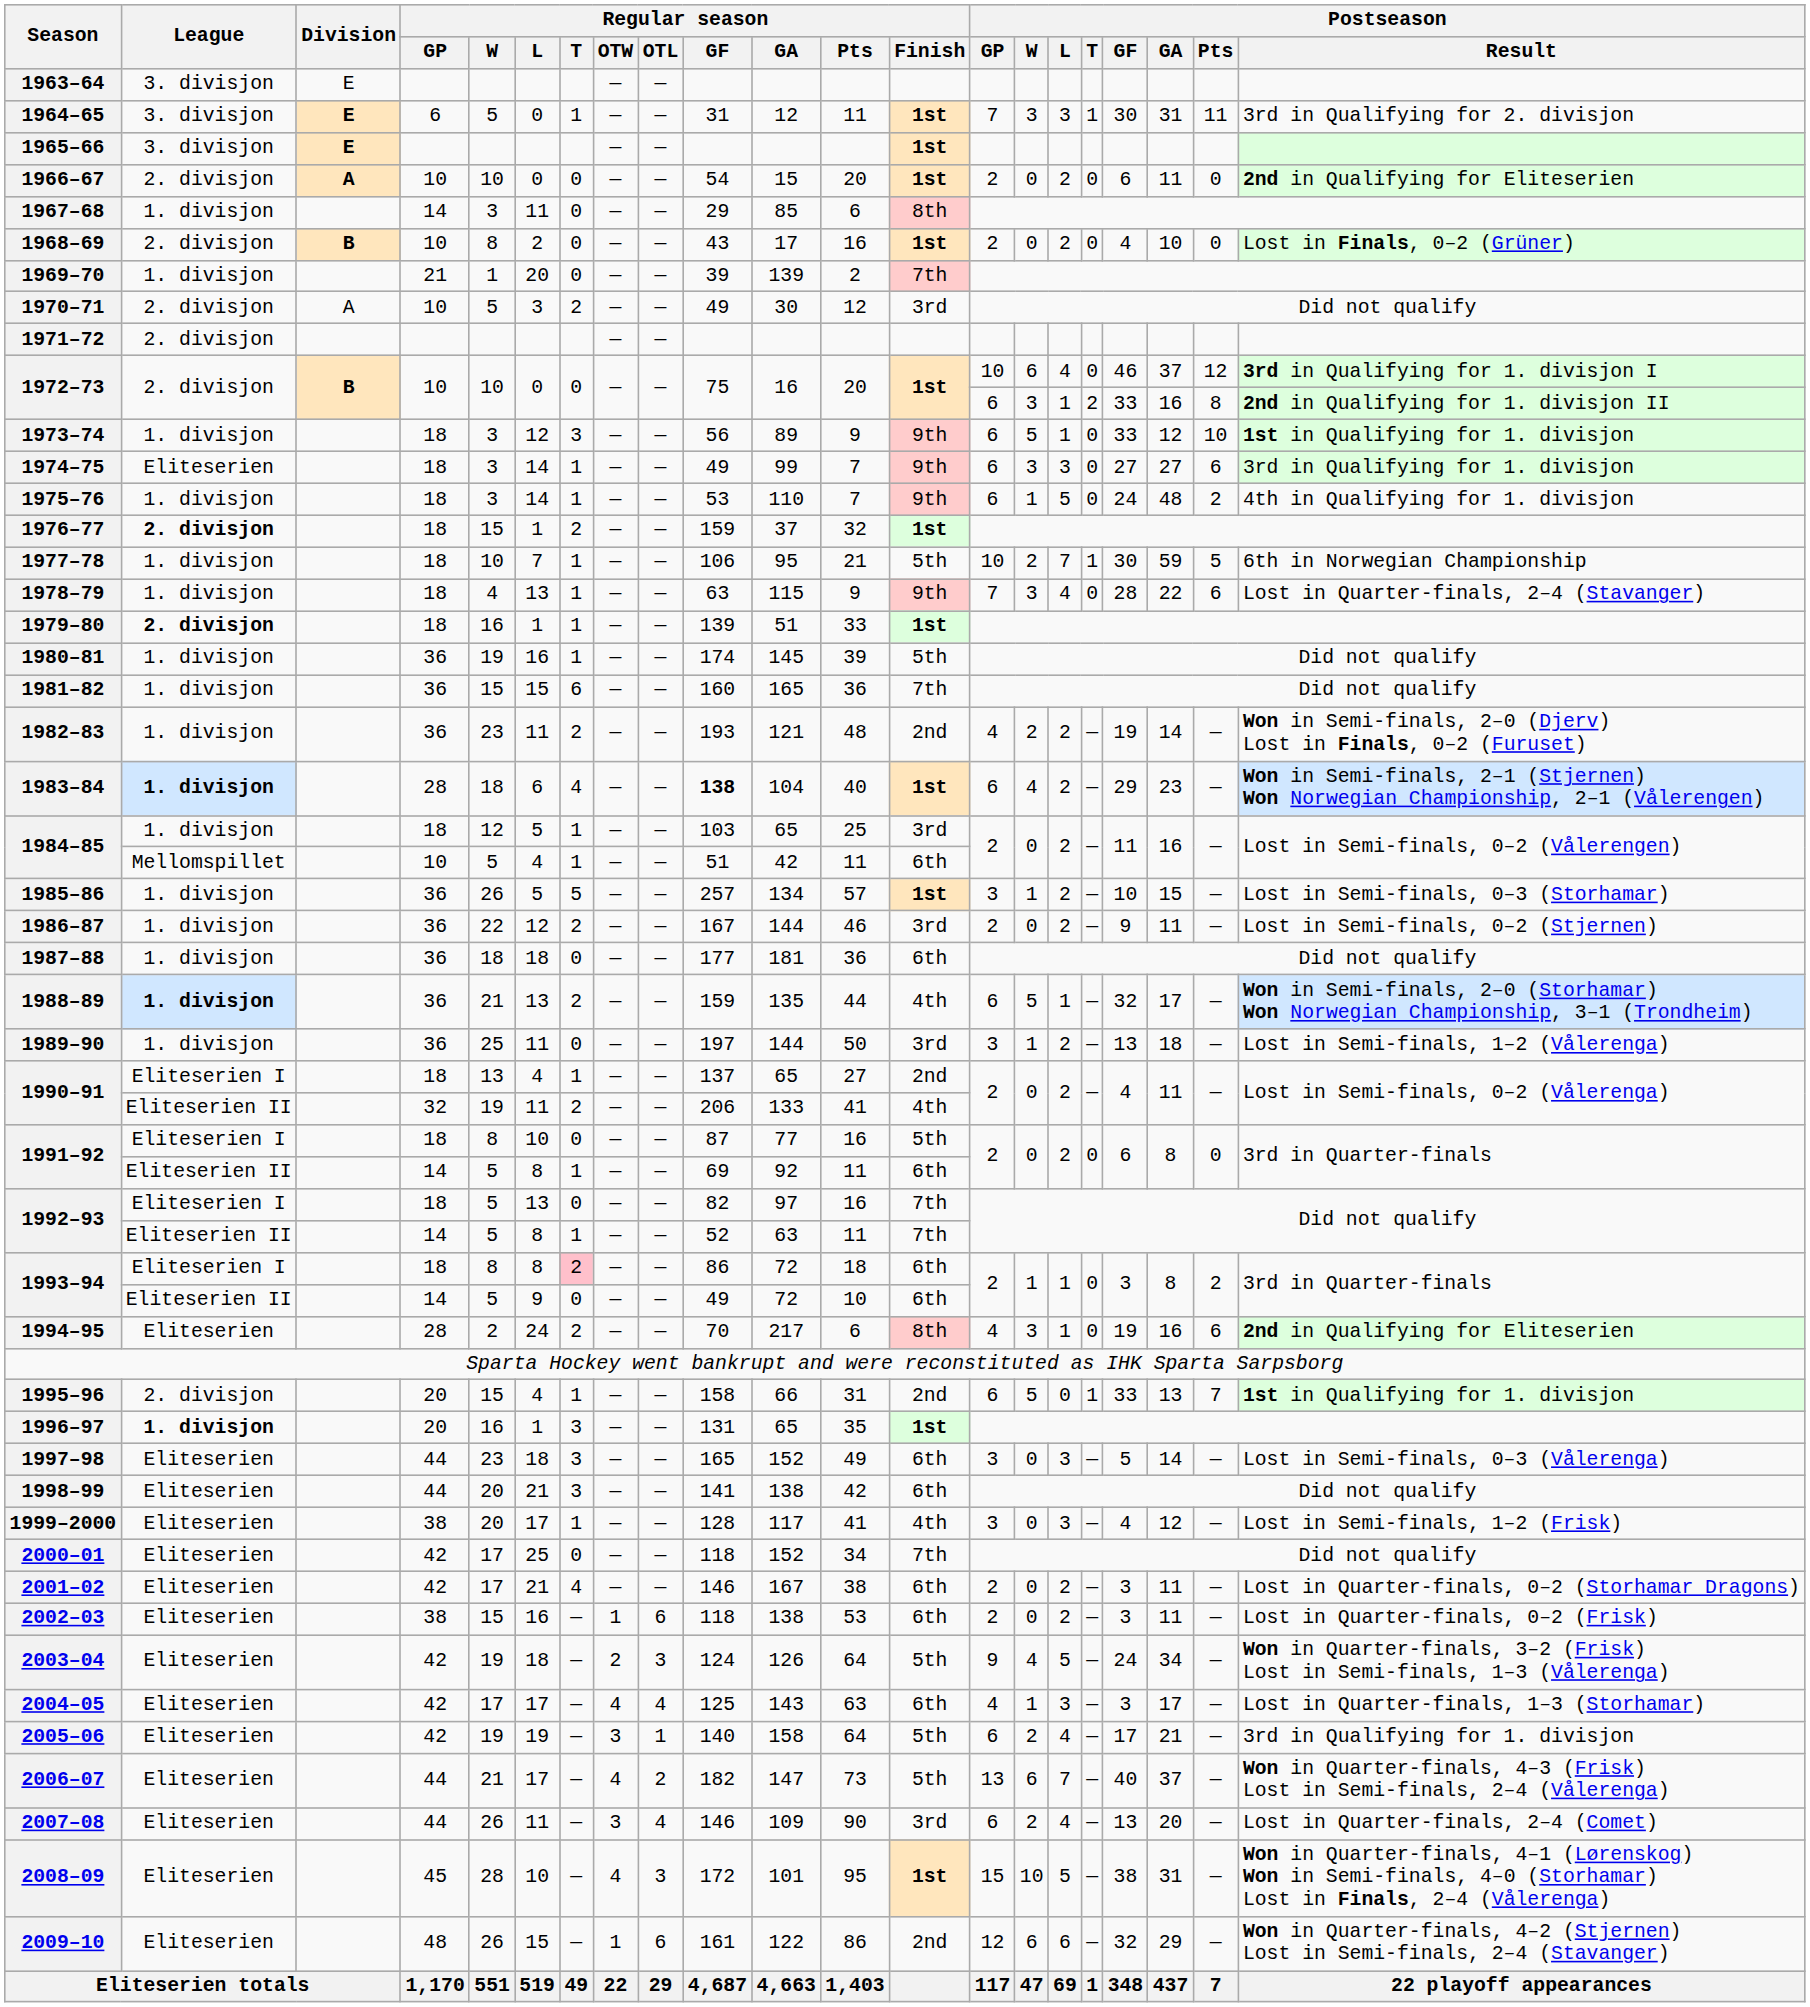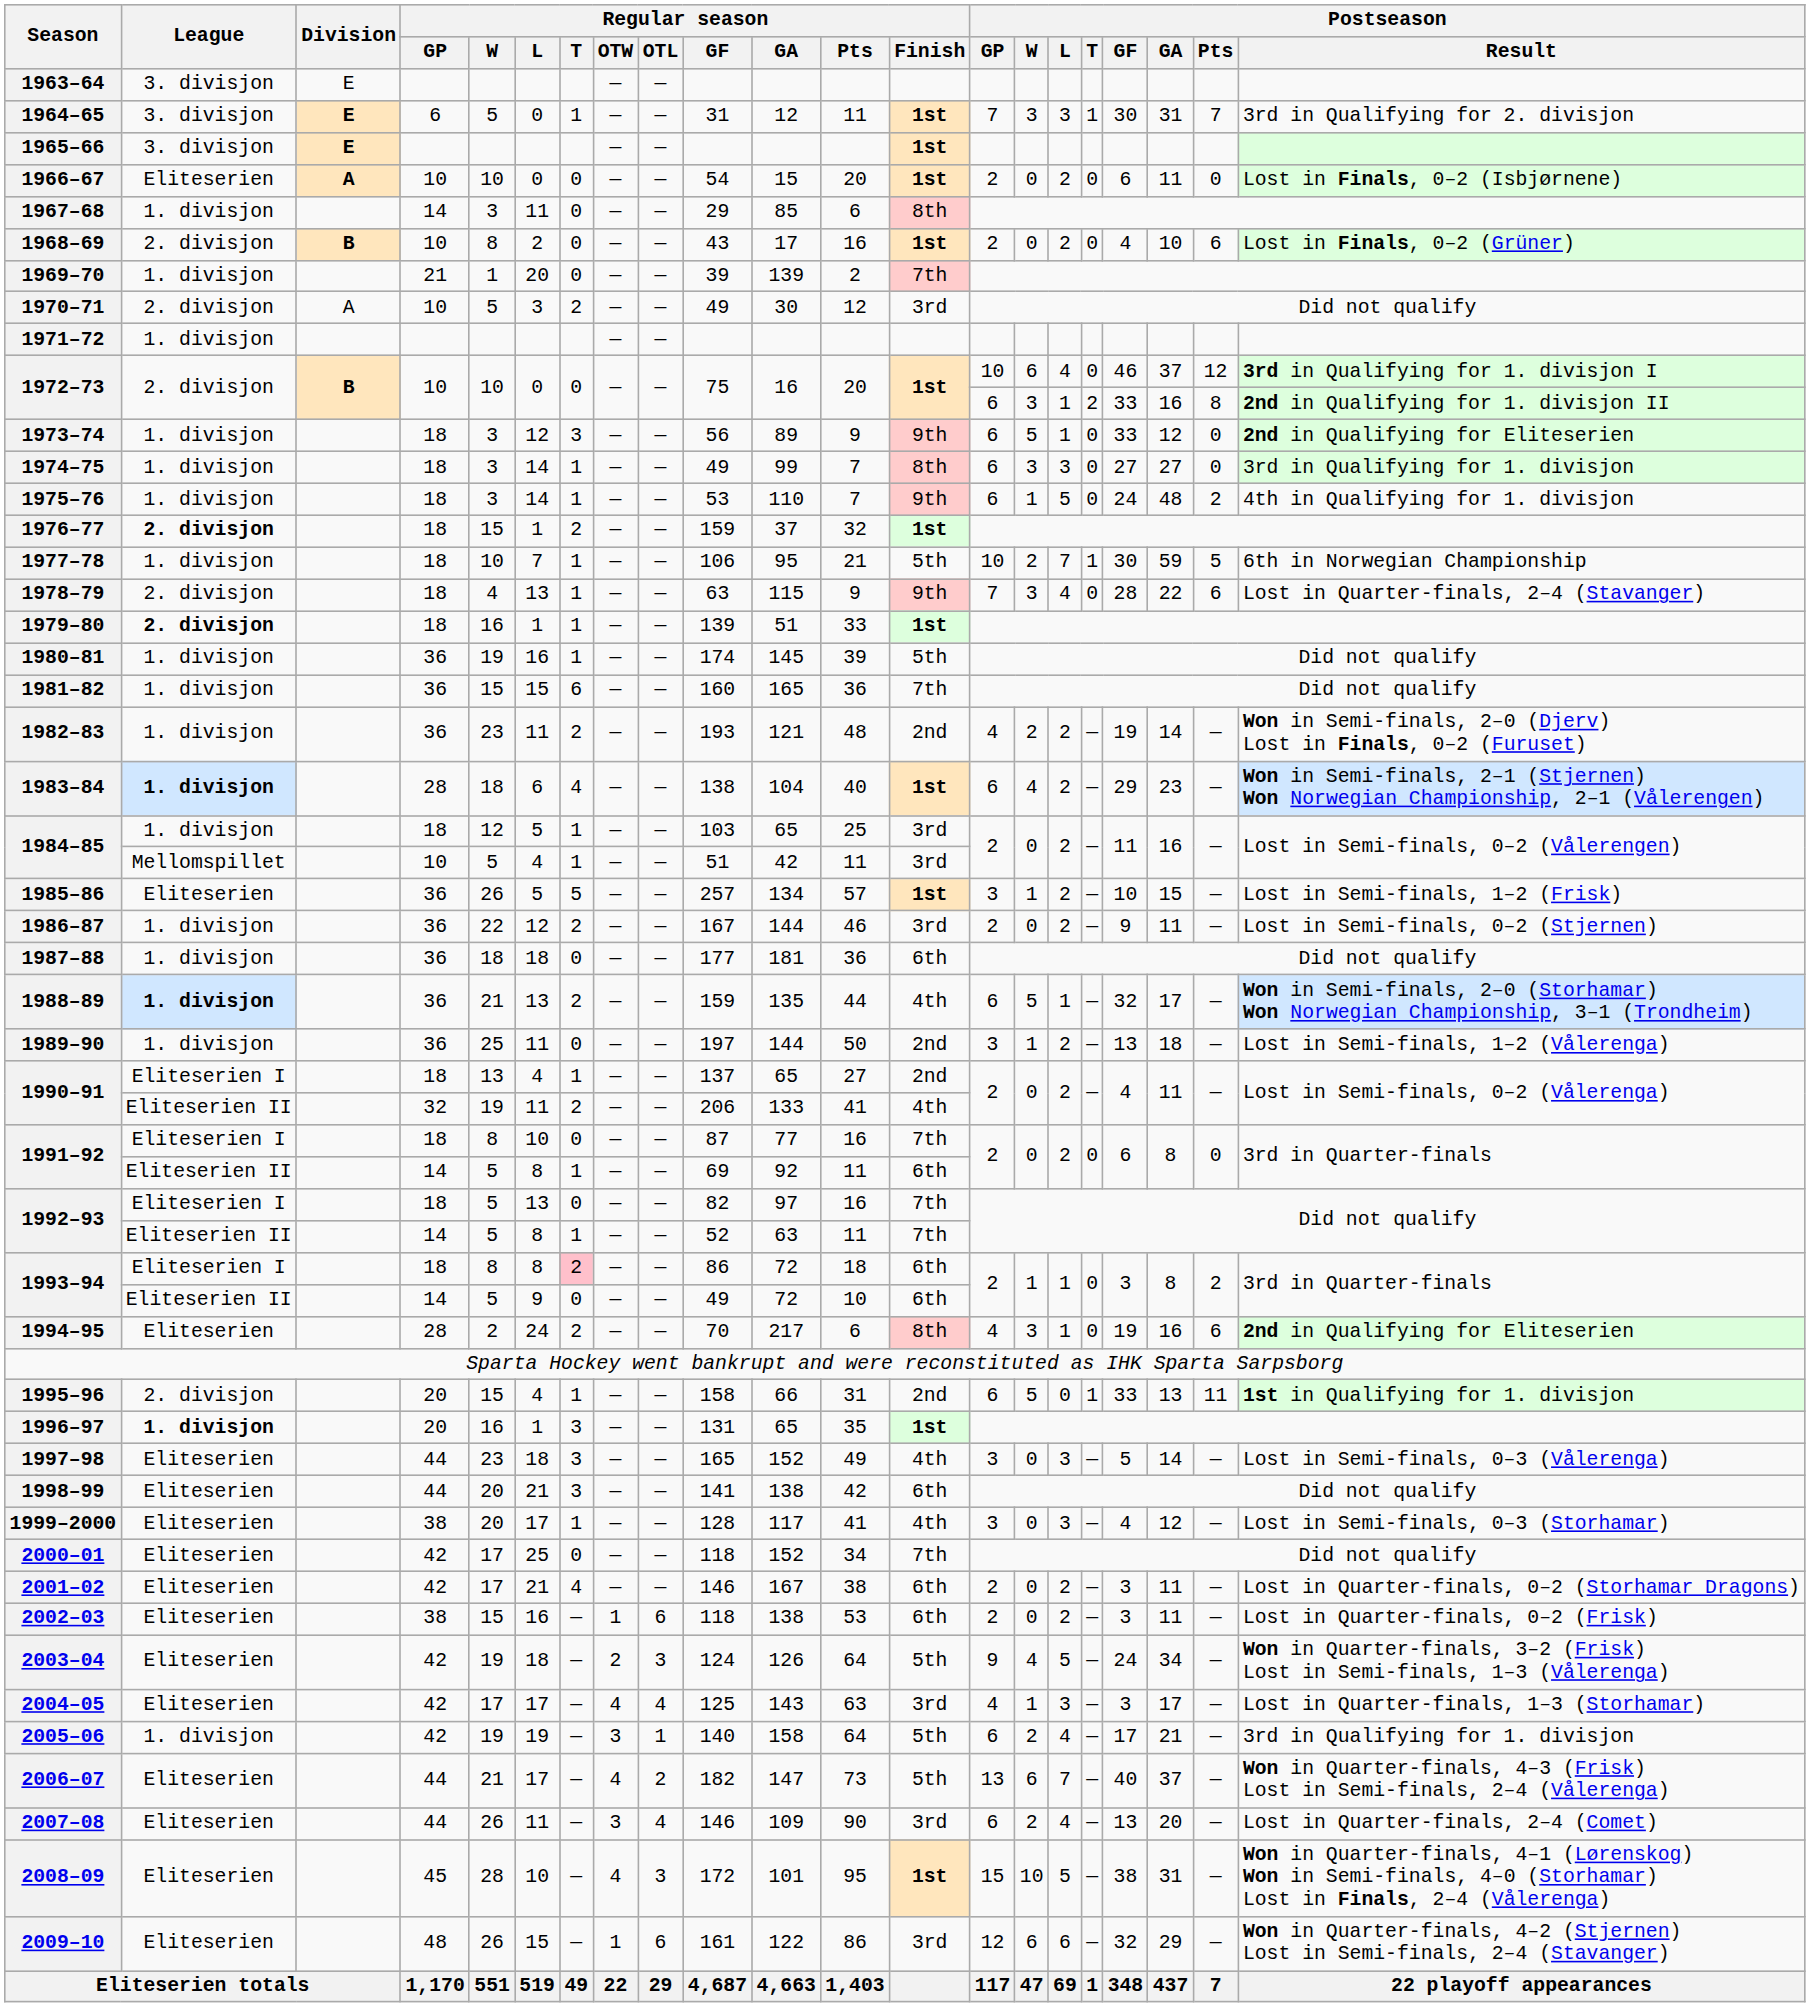(1216, 117) 11 -> (1216, 117) 7
(209, 181) 2. divisjon -> (209, 181) Eliteserien
(1438, 181) 2nd in Qualifying for Eliteserien -> (1433, 181) Lost in Finals, 0–2 (Isbjørnene)
(1216, 244) 0 -> (1216, 244) 6
(209, 340) 2. divisjon -> (209, 340) 1. divisjon
(1216, 436) 10 -> (1216, 436) 0
(1438, 436) 1st in Qualifying for 1. divisjon -> (1438, 436) 2nd in Qualifying for Eliteserien
(209, 468) Eliteserien -> (209, 468) 1. divisjon
(930, 468) 9th -> (930, 468) 8th
(1216, 468) 6 -> (1216, 468) 0
(209, 595) 1. divisjon -> (209, 595) 2. divisjon
(717, 788) bold -> (717, 788) normal
(930, 863) 6th -> (930, 863) 3rd
(209, 895) 1. divisjon -> (209, 895) Eliteserien
(1456, 895) Lost in Semi-finals, 0–3 (Storhamar) -> (1433, 895) Lost in Semi-finals, 1–2 (Frisk)
(930, 1045) 3rd -> (930, 1045) 2nd
(930, 1141) 5th -> (930, 1141) 7th
(1216, 1396) 7 -> (1216, 1396) 11
(930, 1460) 6th -> (930, 1460) 4th
(1433, 1524) Lost in Semi-finals, 1–2 (Frisk) -> (1456, 1524) Lost in Semi-finals, 0–3 (Storhamar)
(930, 1706) 6th -> (930, 1706) 3rd
(209, 1738) Eliteserien -> (209, 1738) 1. divisjon
(930, 1944) 2nd -> (930, 1944) 3rd
